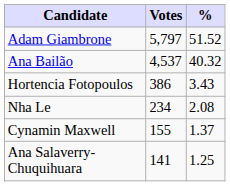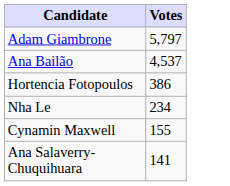- column: (205, 15)
